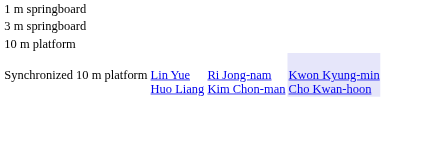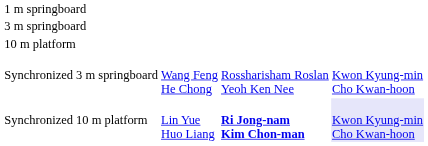+ row: (81, 74)
(246, 82) normal -> (263, 127) bold
